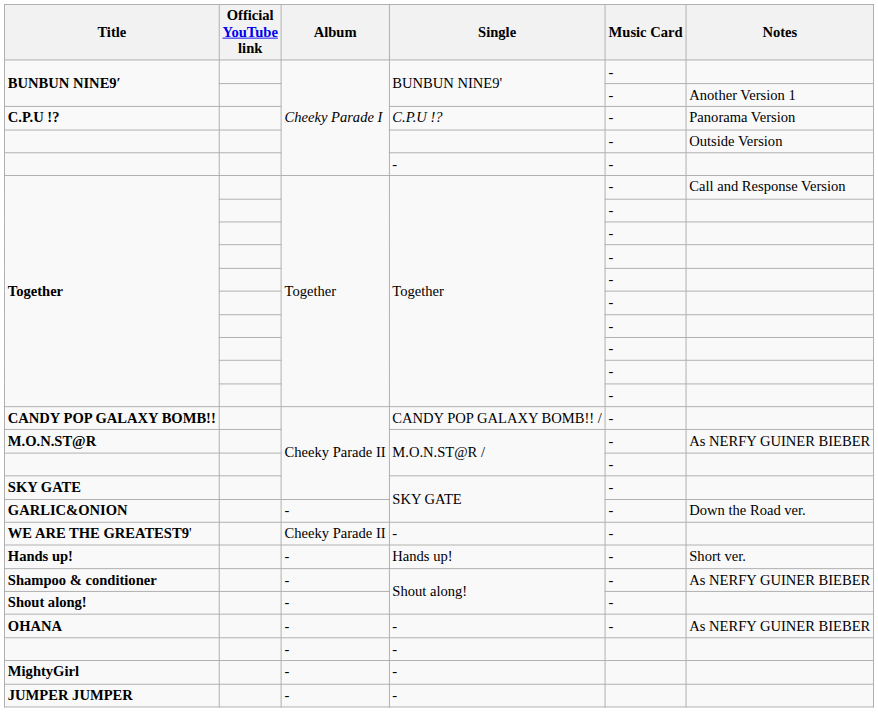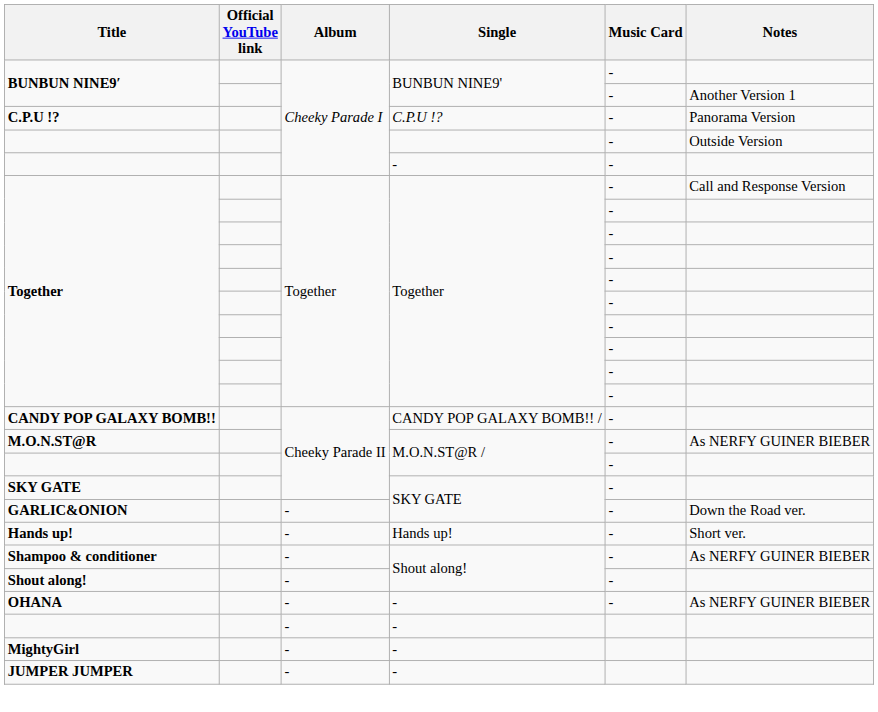- row: (100, 533)
